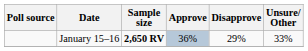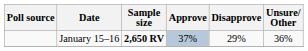(188, 39) 36% -> (188, 39) 37%
(283, 39) 33% -> (283, 39) 36%
